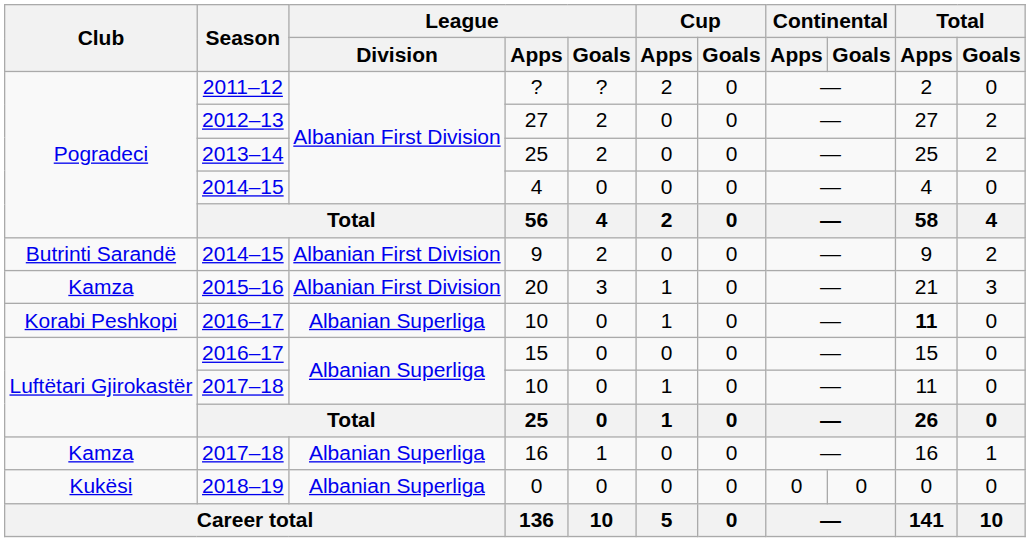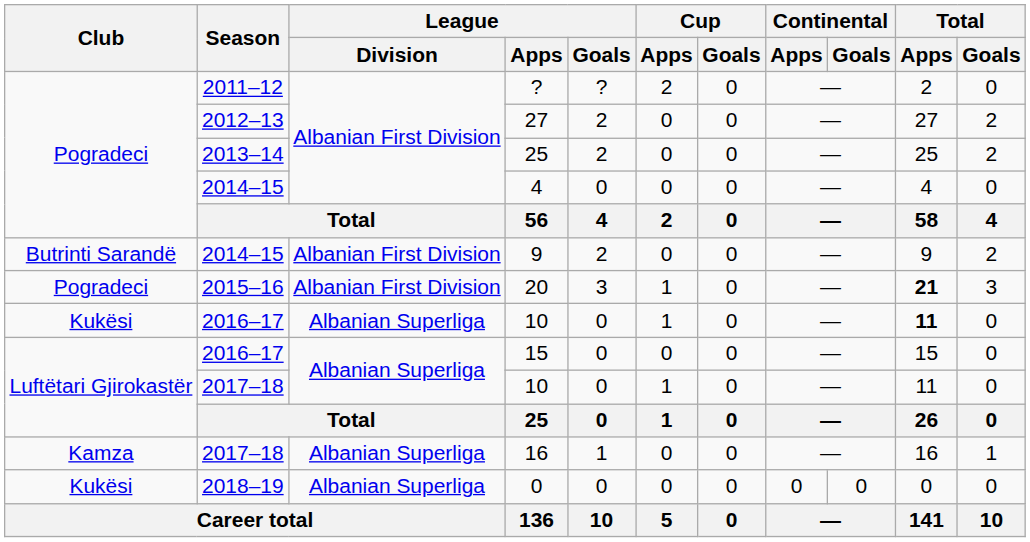(101, 287) Kamza -> (101, 287) Pogradeci
(926, 287) normal -> (926, 287) bold
(101, 320) Korabi Peshkopi -> (101, 320) Kukësi
